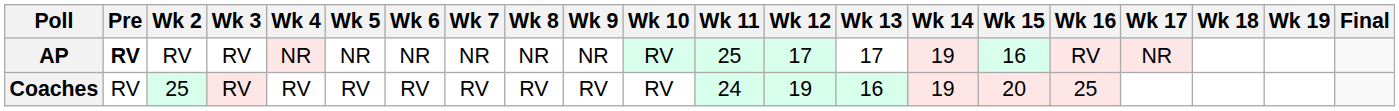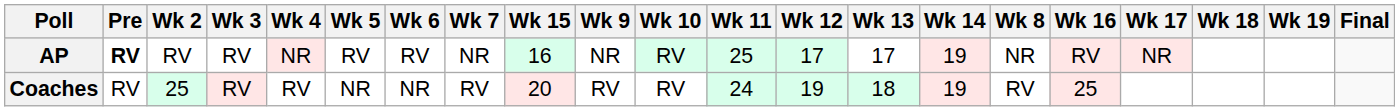columns swapped: (534, 21) <-> (1014, 21)
(355, 55) NR -> (355, 55) RV
(415, 55) NR -> (415, 55) RV
(355, 88) RV -> (355, 88) NR
(415, 88) RV -> (415, 88) NR
(872, 88) 16 -> (883, 88) 18
